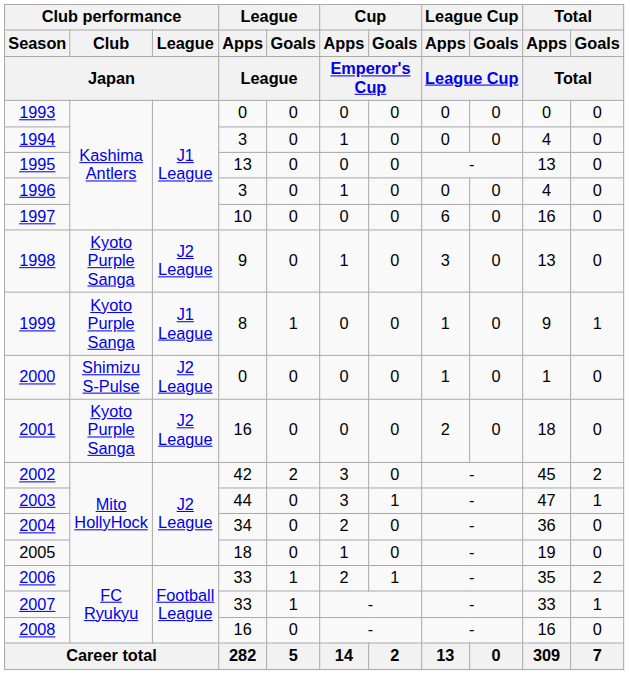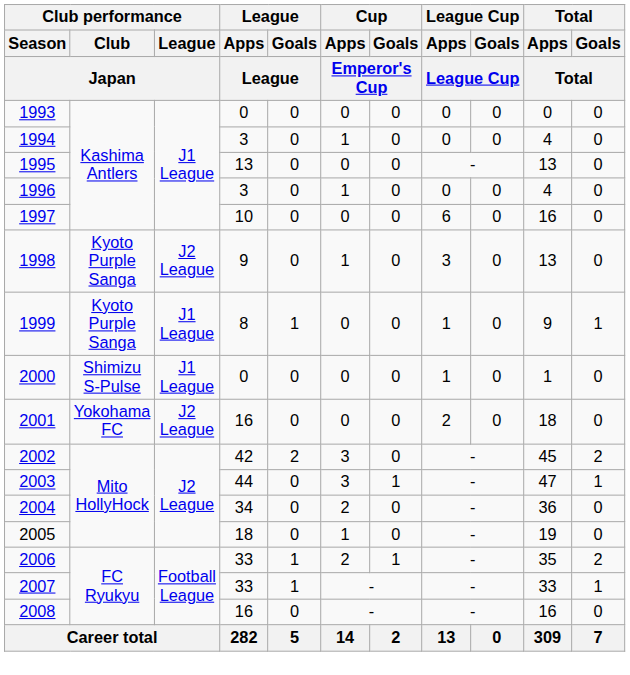(185, 377) J2 League -> (187, 377) J1 League
(111, 430) Kyoto Purple Sanga -> (112, 421) Yokohama FC
